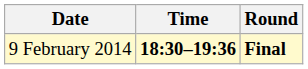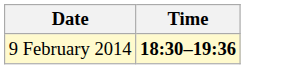- column: (271, 19)
